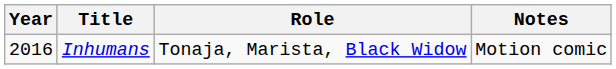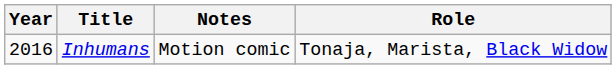columns swapped: (313, 20) <-> (541, 20)
